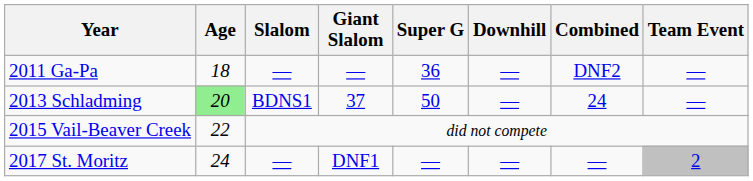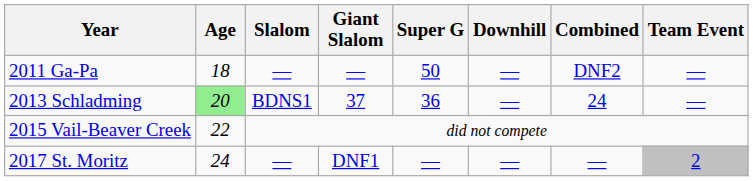(431, 70) 36 -> (431, 70) 50
(431, 100) 50 -> (431, 100) 36
